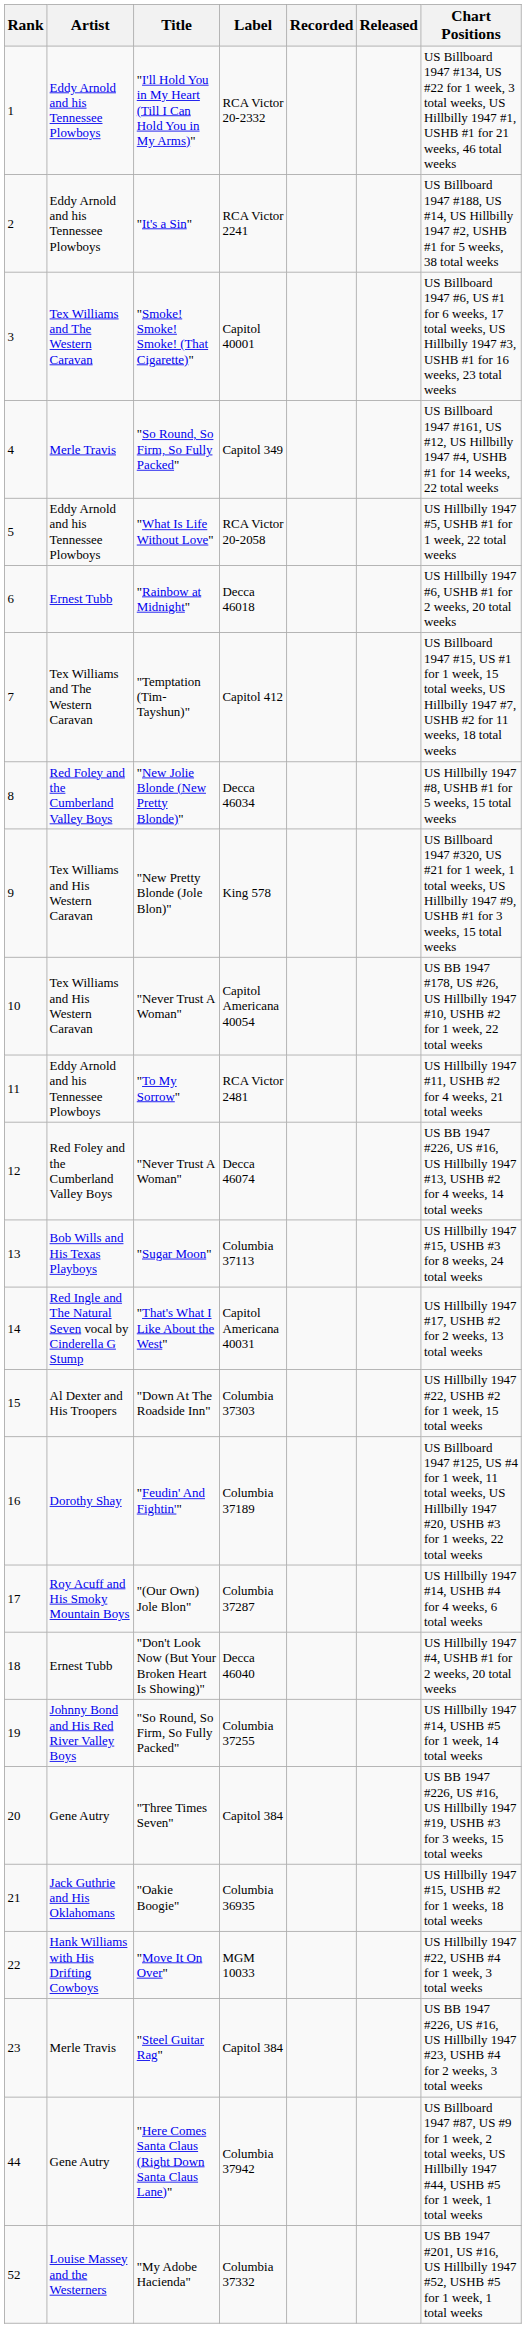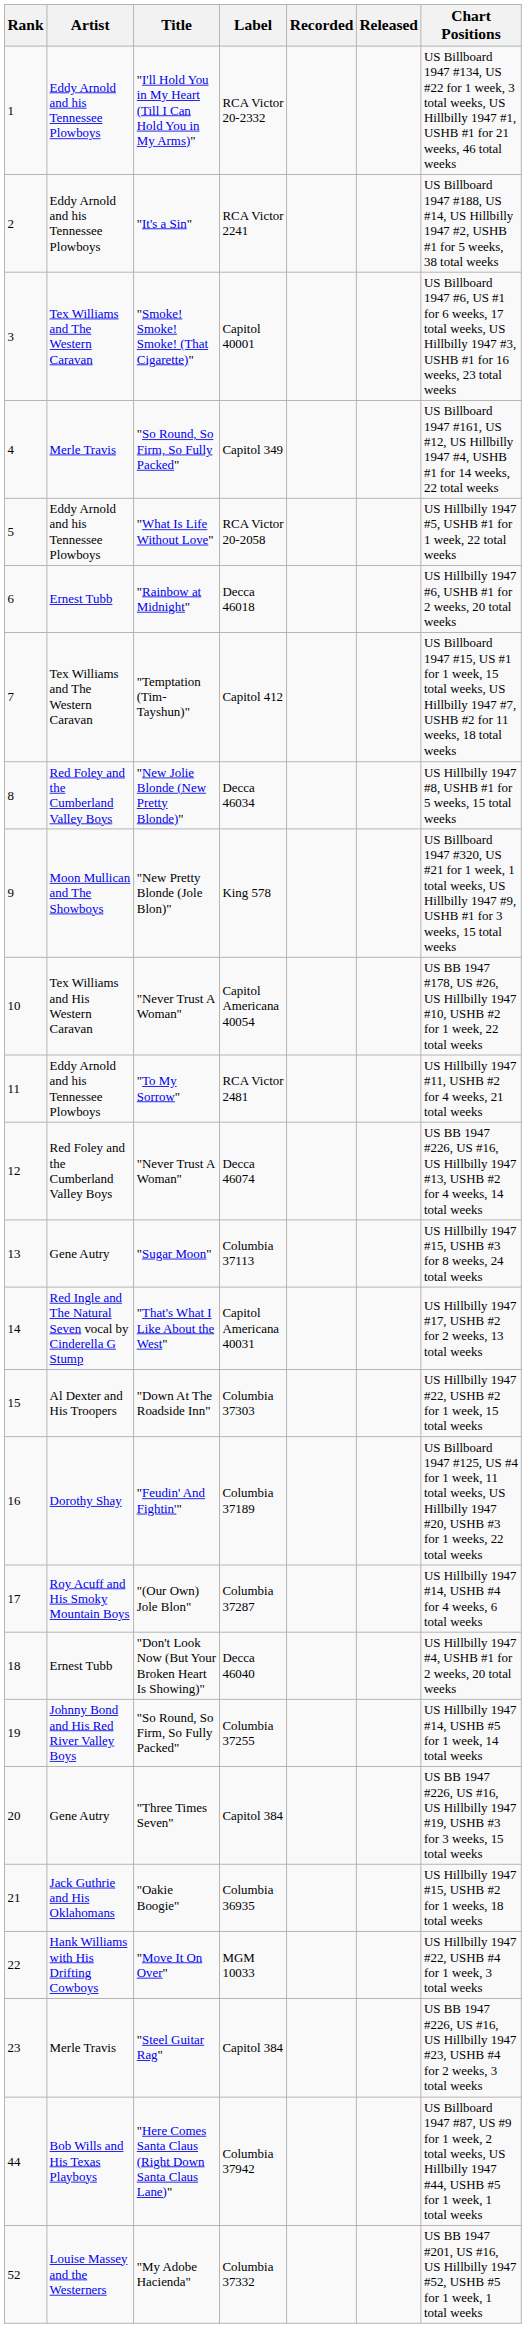(84, 893) Tex Williams and His Western Caravan -> (90, 893) Moon Mullican and The Showboys
(87, 1253) Bob Wills and His Texas Playboys -> (80, 1253) Gene Autry
(80, 2161) Gene Autry -> (87, 2161) Bob Wills and His Texas Playboys
